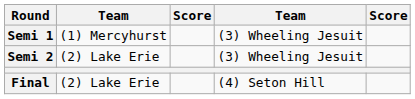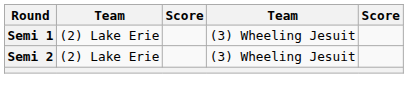(113, 36) (1) Mercyhurst -> (109, 36) (2) Lake Erie
- row: (31, 83)
